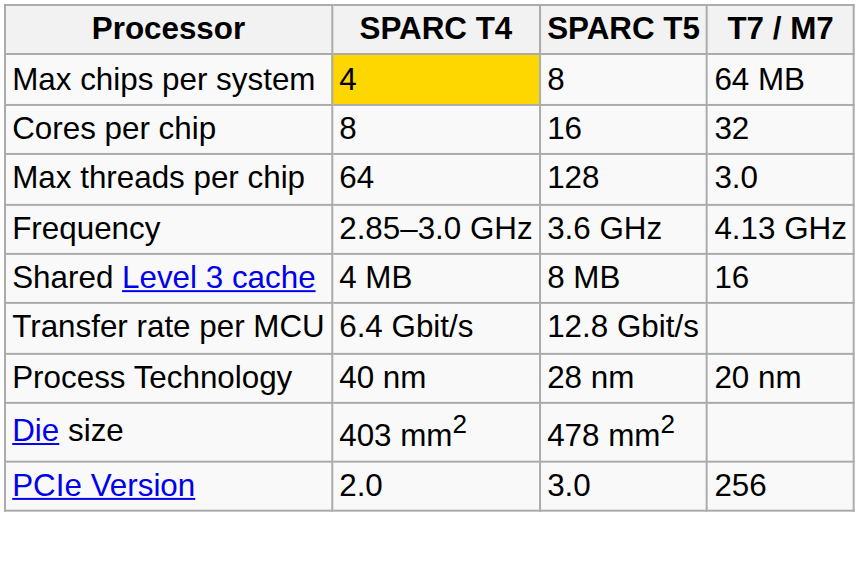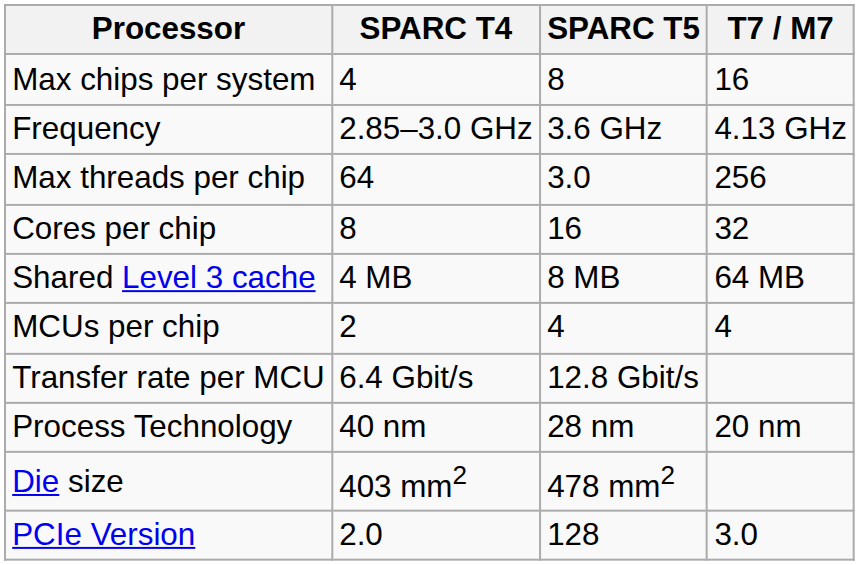(348, 79) gold background -> (348, 79) no background
(760, 79) 64 MB -> (732, 79) 16
rows swapped: (114, 128) <-> (86, 228)
(573, 178) 128 -> (569, 178) 3.0
(736, 178) 3.0 -> (741, 178) 256
(732, 278) 16 -> (760, 278) 64 MB
+ row: (116, 327)
(569, 485) 3.0 -> (573, 535) 128
(741, 485) 256 -> (736, 535) 3.0
